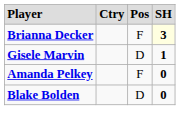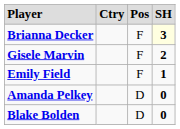(140, 54) D -> (140, 54) F
(163, 54) 1 -> (163, 54) 2
+ row: (39, 74)
(140, 74) F -> (140, 94) D
